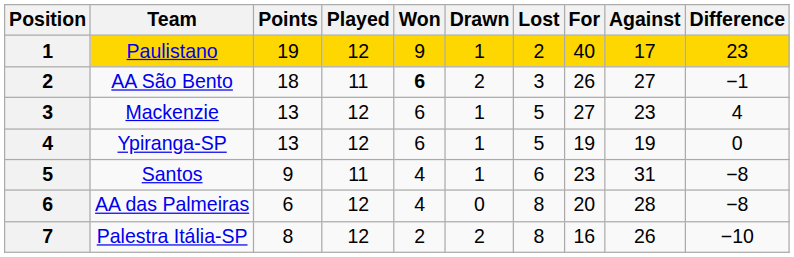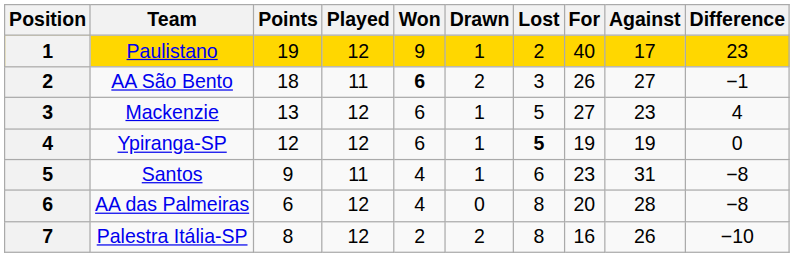(288, 143) 13 -> (288, 143) 12
(539, 143) normal -> (539, 143) bold
